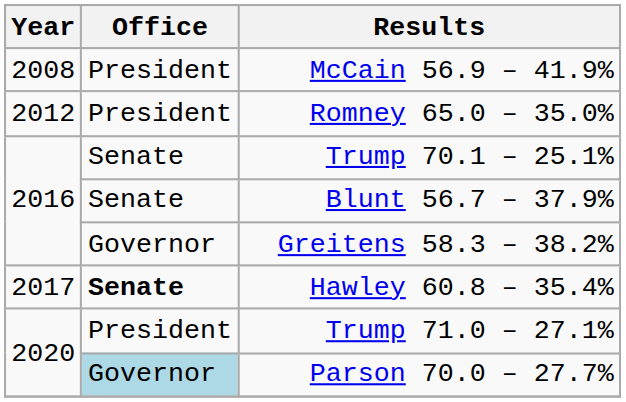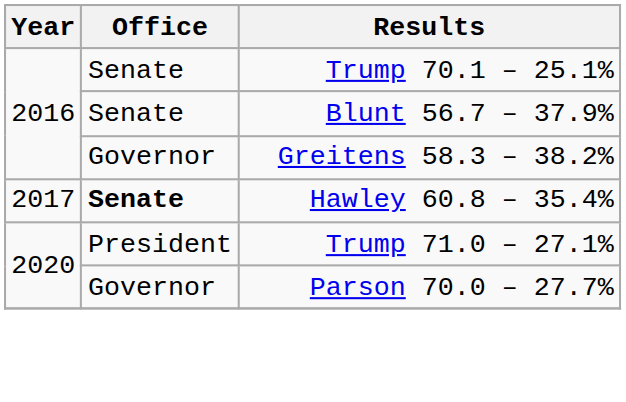- row: (462, 70)
- row: (462, 114)
(152, 374) lightblue background -> (152, 287) no background
